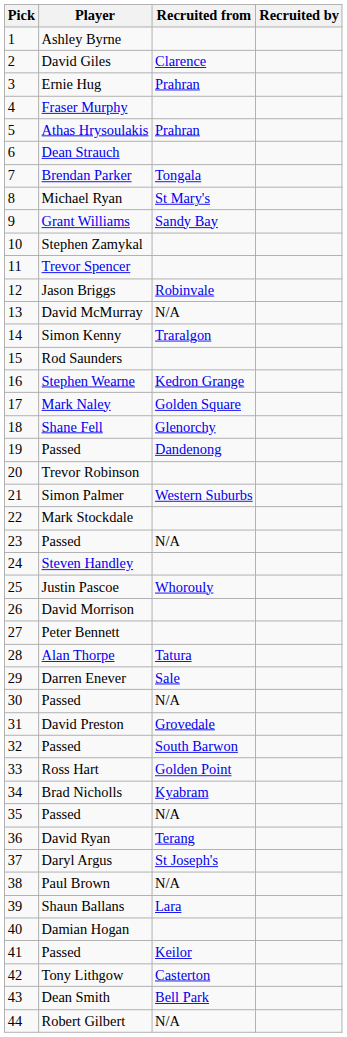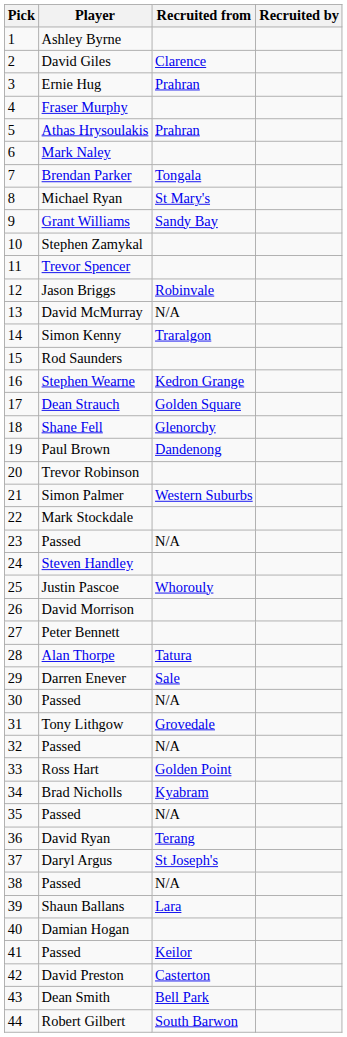(81, 152) Dean Strauch -> (76, 152) Mark Naley
(76, 404) Mark Naley -> (81, 404) Dean Strauch
(61, 449) Passed -> (76, 449) Paul Brown
(83, 723) David Preston -> (82, 723) Tony Lithgow
(196, 746) South Barwon -> (167, 746) N/A
(76, 883) Paul Brown -> (61, 883) Passed
(82, 975) Tony Lithgow -> (83, 975) David Preston
(167, 1020) N/A -> (196, 1020) South Barwon
